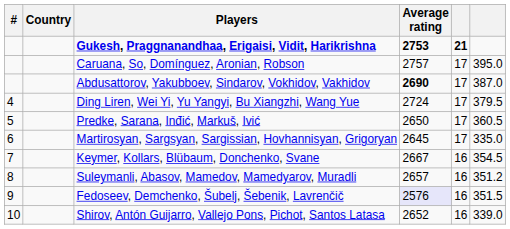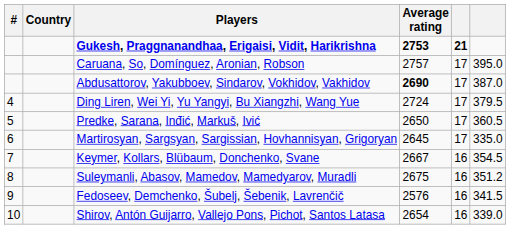(416, 177) 2657 -> (416, 177) 2675
(416, 196) lavender background -> (416, 196) no background
(488, 196) 351.5 -> (488, 196) 341.5
(416, 214) 2652 -> (416, 214) 2654
